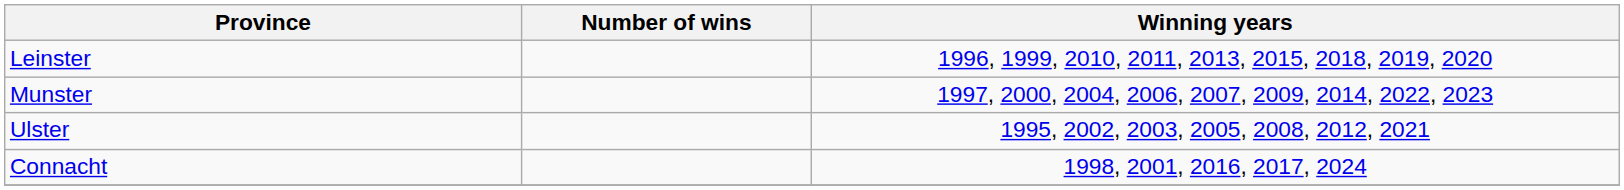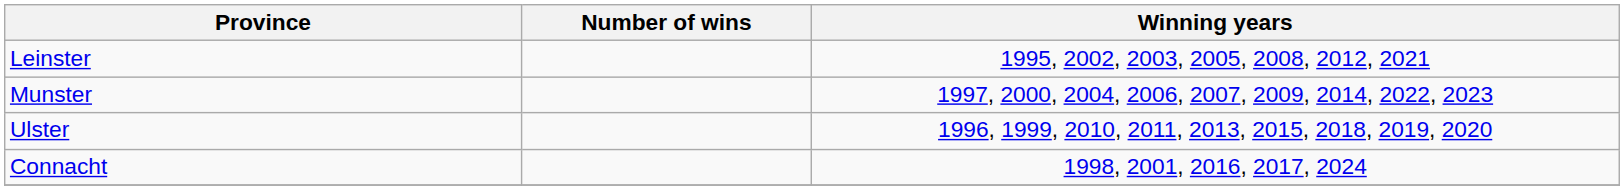(1215, 58) 1996, 1999, 2010, 2011, 2013, 2015, 2018, 2019, 2020 -> (1215, 58) 1995, 2002, 2003, 2005, 2008, 2012, 2021
(1215, 130) 1995, 2002, 2003, 2005, 2008, 2012, 2021 -> (1215, 130) 1996, 1999, 2010, 2011, 2013, 2015, 2018, 2019, 2020
